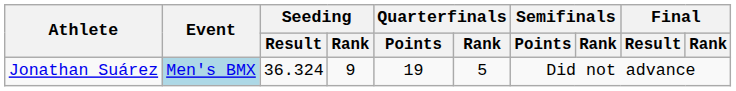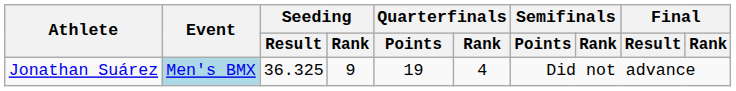(294, 71) 36.324 -> (294, 71) 36.325
(482, 71) 5 -> (482, 71) 4
